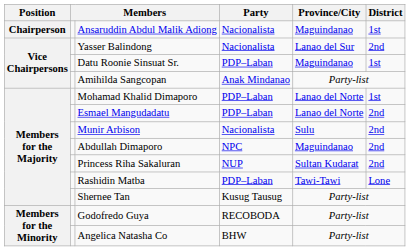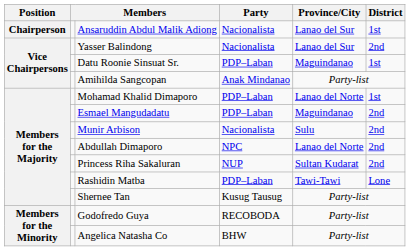(324, 29) Maguindanao -> (325, 29) Lanao del Sur
(329, 113) Lanao del Norte -> (324, 113) Maguindanao
(324, 146) Maguindanao -> (329, 146) Lanao del Norte
